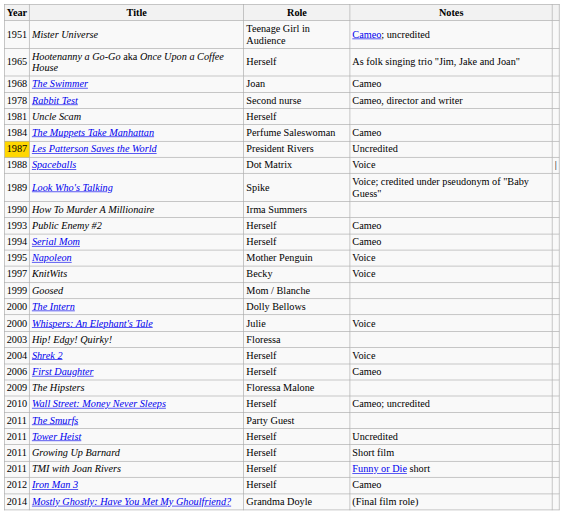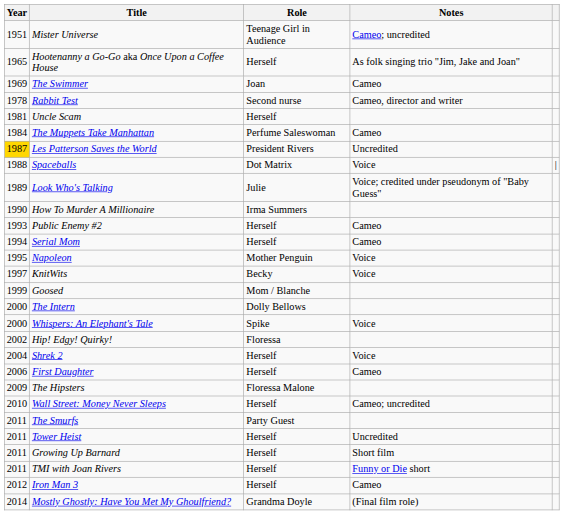(17, 84) 1968 -> (17, 84) 1969
(258, 187) Spike -> (256, 187) Julie
(256, 323) Julie -> (258, 323) Spike
(17, 339) 2003 -> (17, 339) 2002
